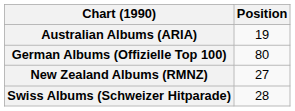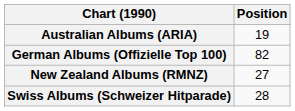(262, 55) 80 -> (262, 55) 82
